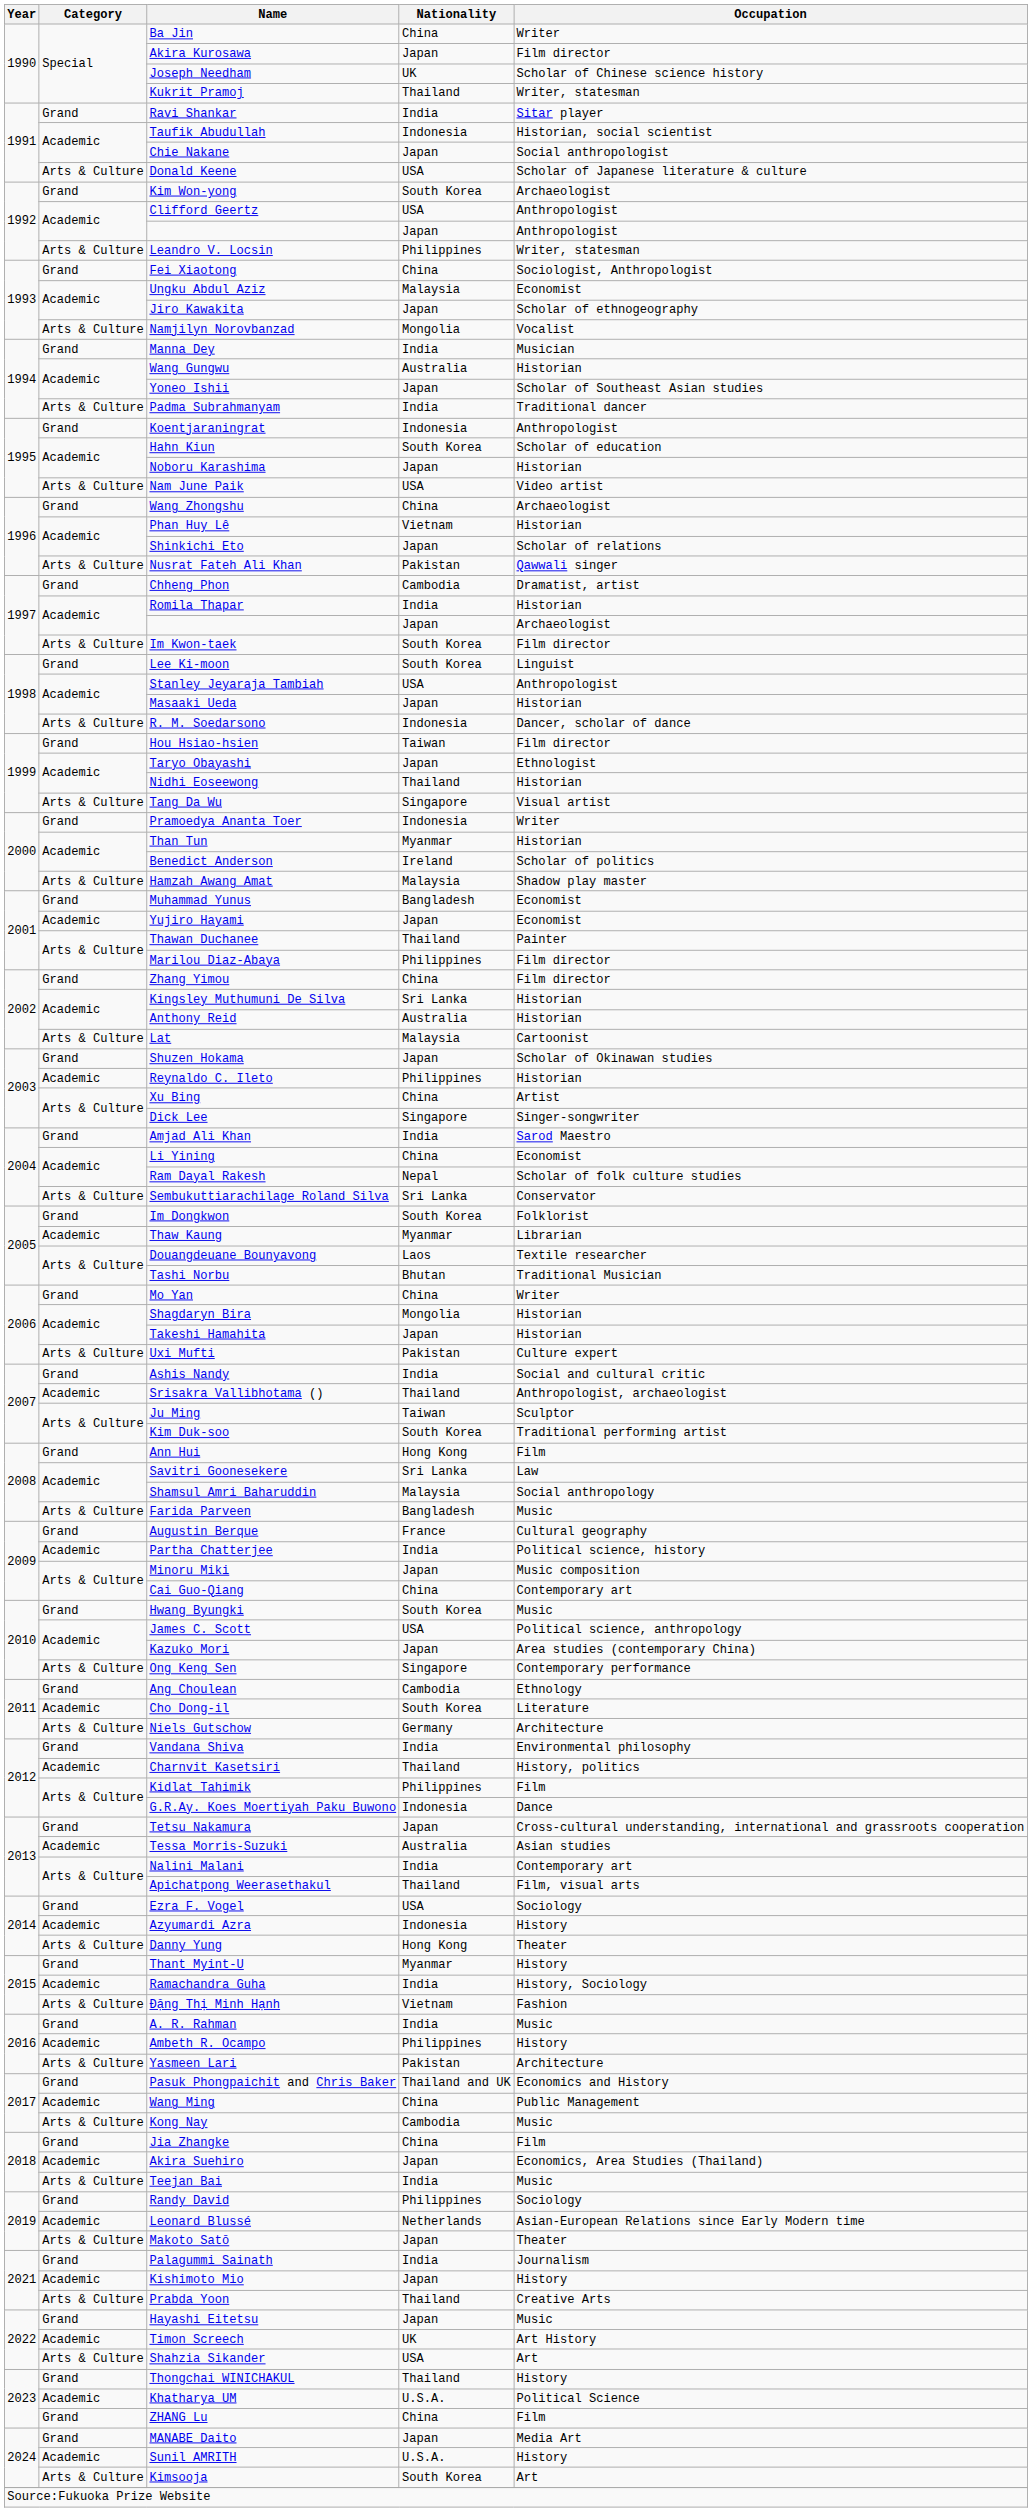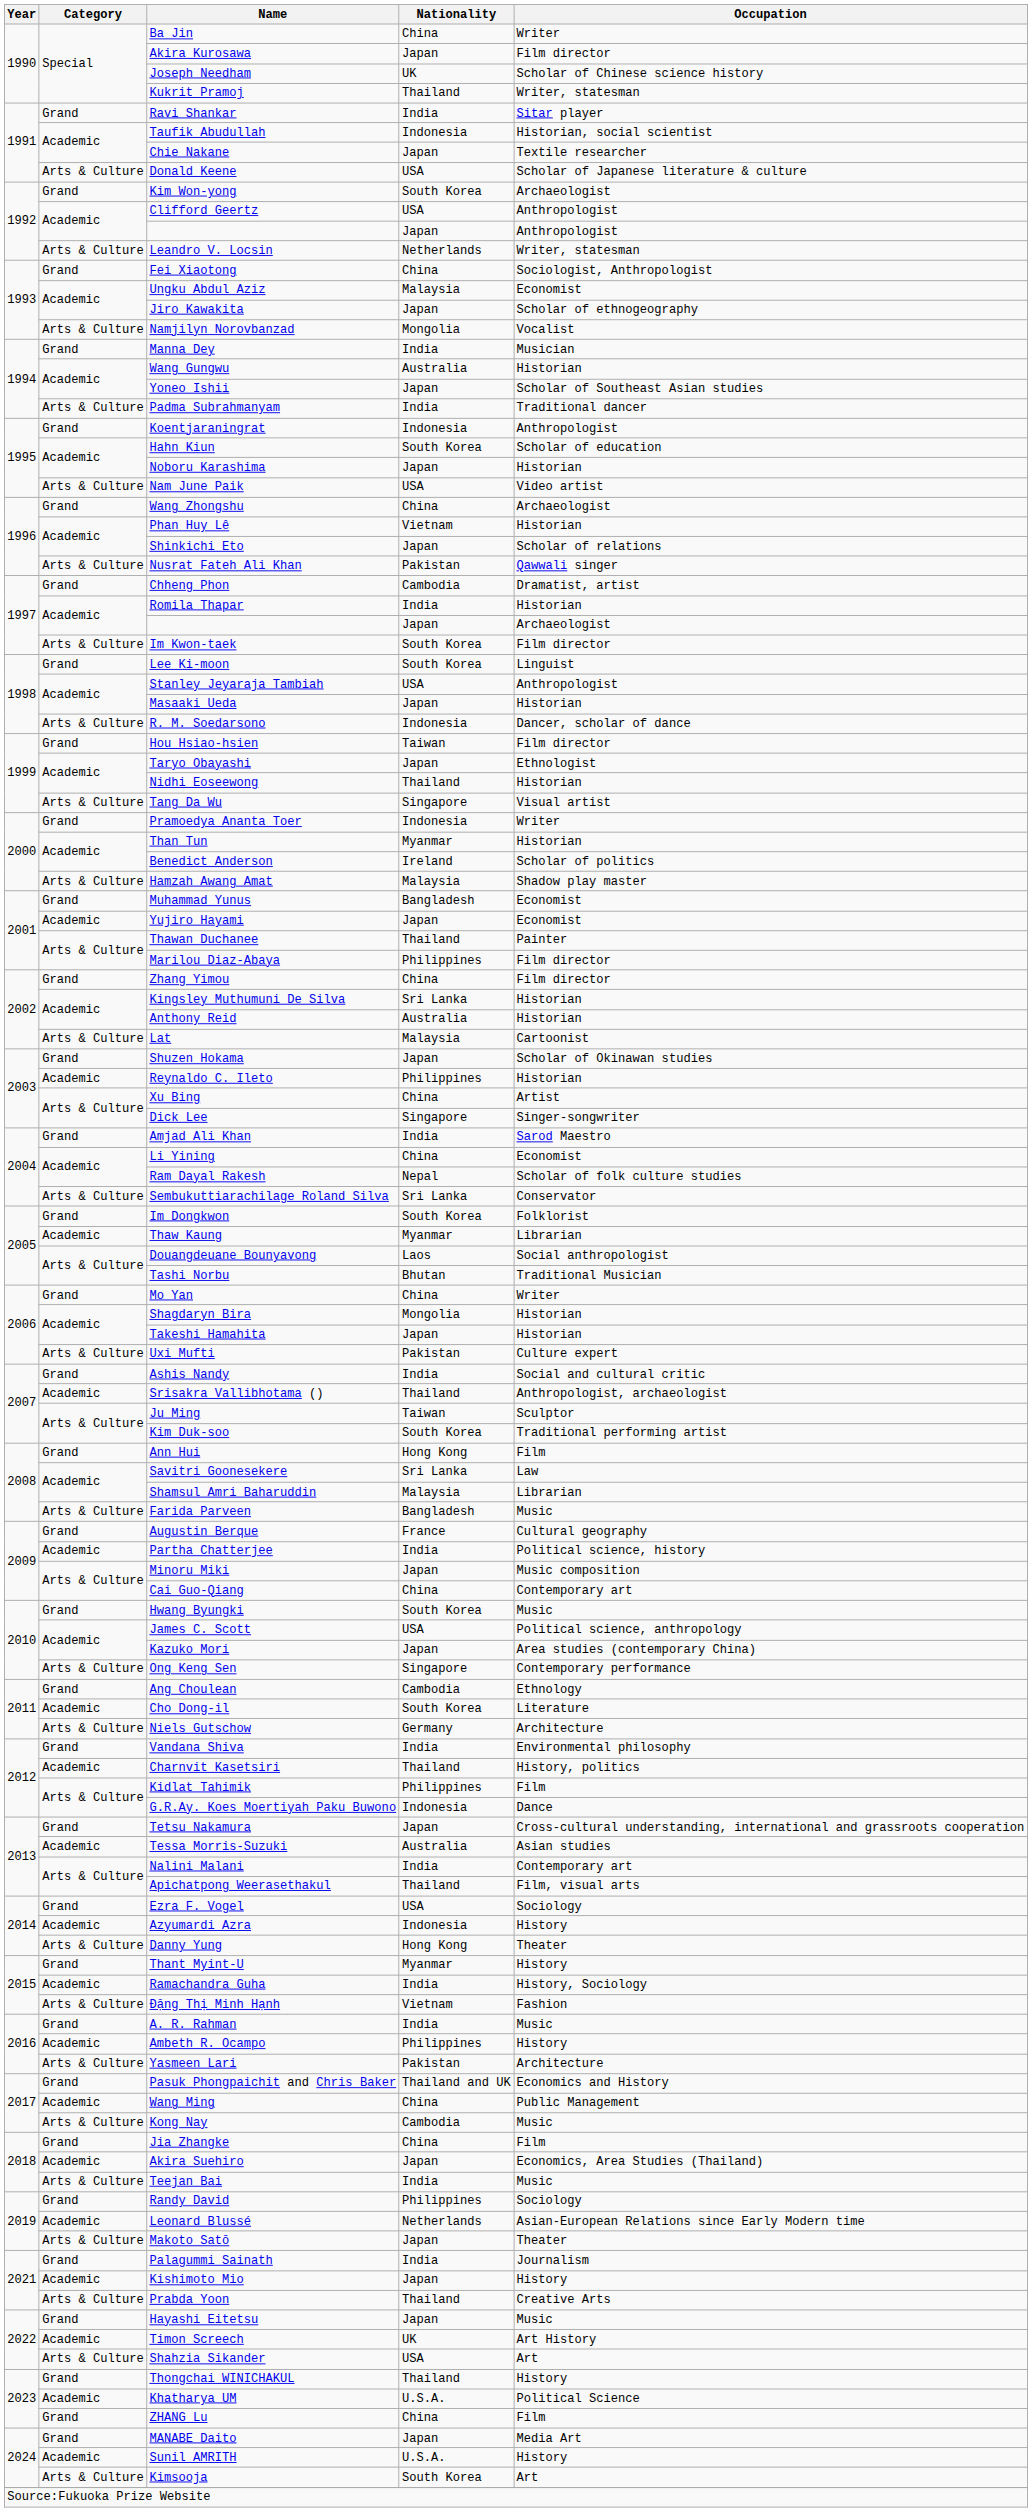(593, 152) Social anthropologist -> (582, 152) Textile researcher
(442, 251) Philippines -> (442, 251) Netherlands
(582, 1256) Textile researcher -> (593, 1256) Social anthropologist
(585, 1492) Social anthropology -> (549, 1492) Librarian
